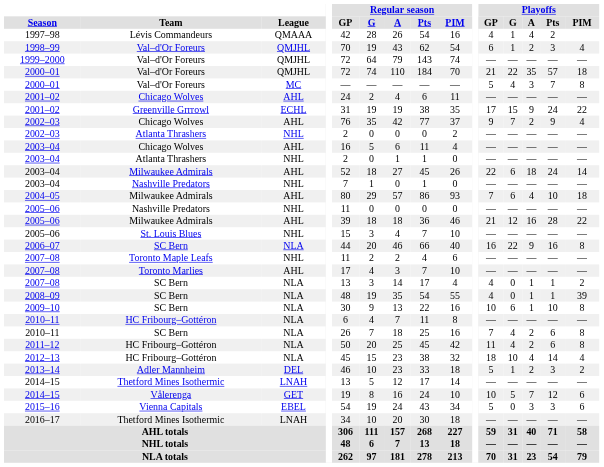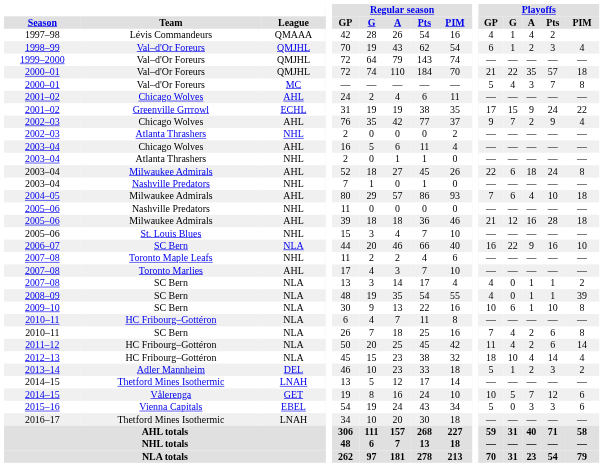(582, 171) 14 -> (582, 171) 8
(582, 221) 22 -> (582, 221) 18
(582, 245) 8 -> (582, 245) 10
(582, 345) 8 -> (582, 345) 14
